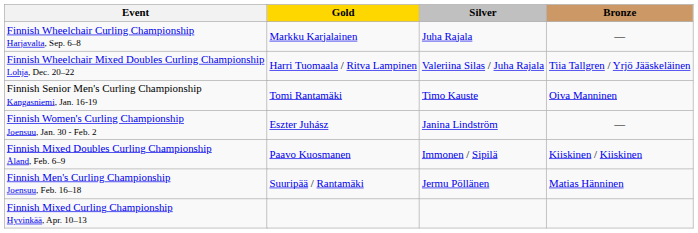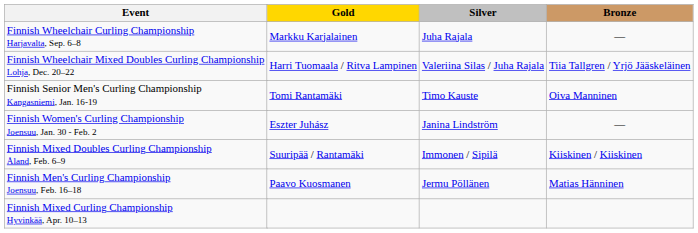(310, 154) Paavo Kuosmanen -> (317, 154) Suuripää / Rantamäki
(317, 183) Suuripää / Rantamäki -> (310, 183) Paavo Kuosmanen
